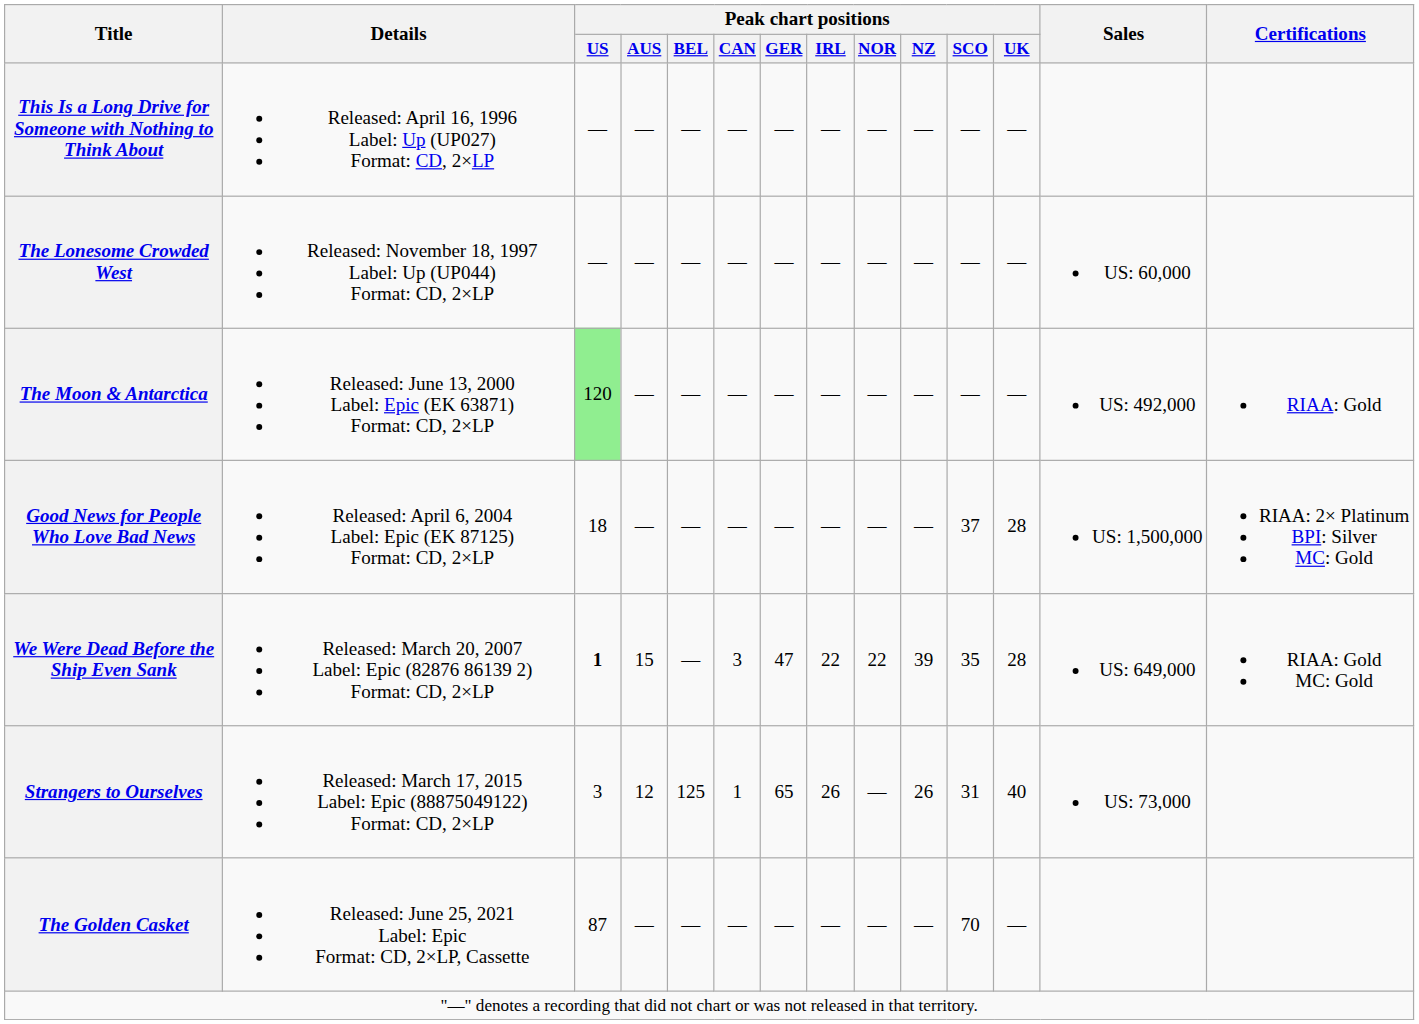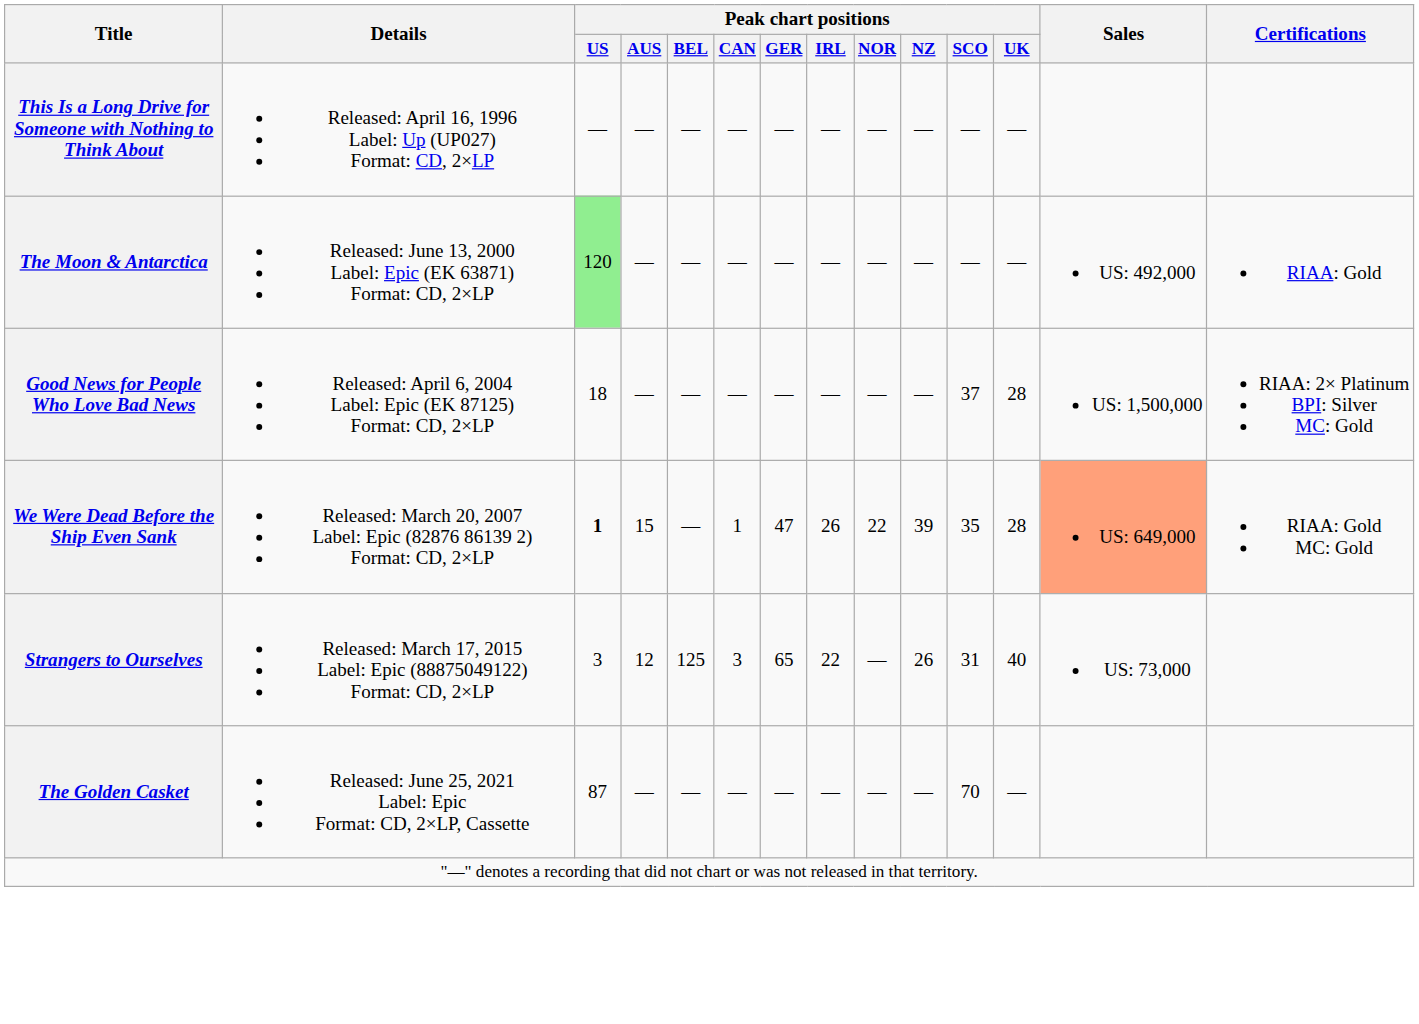- row: (114, 261)
(737, 659) 3 -> (737, 526) 1
(830, 659) 22 -> (830, 526) 26
(1124, 670) no background -> (1124, 538) lightsalmon background
(737, 791) 1 -> (737, 659) 3
(830, 791) 26 -> (830, 659) 22
